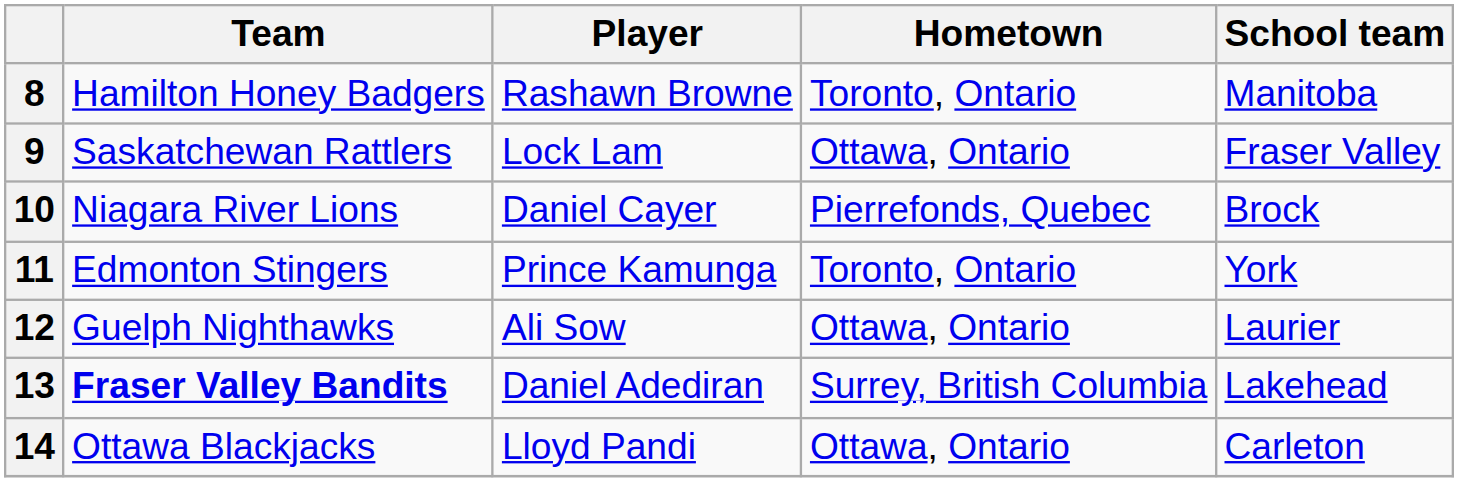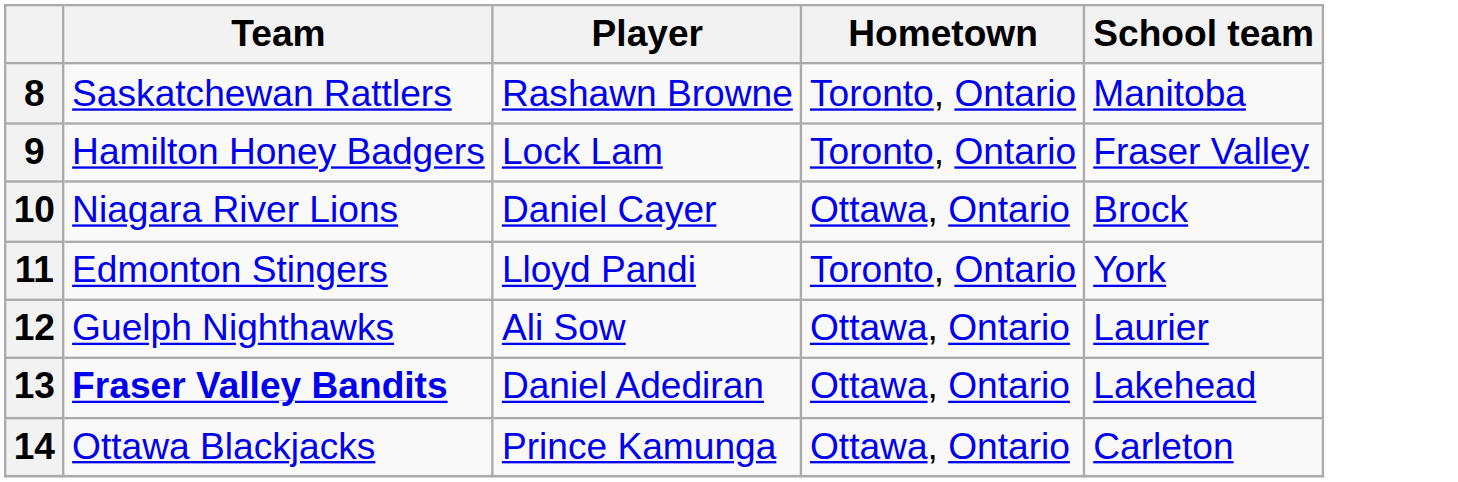(278, 92) Hamilton Honey Badgers -> (262, 92) Saskatchewan Rattlers
(262, 151) Saskatchewan Rattlers -> (278, 151) Hamilton Honey Badgers
(940, 151) Ottawa, Ontario -> (943, 151) Toronto, Ontario
(980, 210) Pierrefonds, Quebec -> (940, 210) Ottawa, Ontario
(639, 269) Prince Kamunga -> (599, 269) Lloyd Pandi
(1009, 387) Surrey, British Columbia -> (940, 387) Ottawa, Ontario
(599, 446) Lloyd Pandi -> (639, 446) Prince Kamunga
